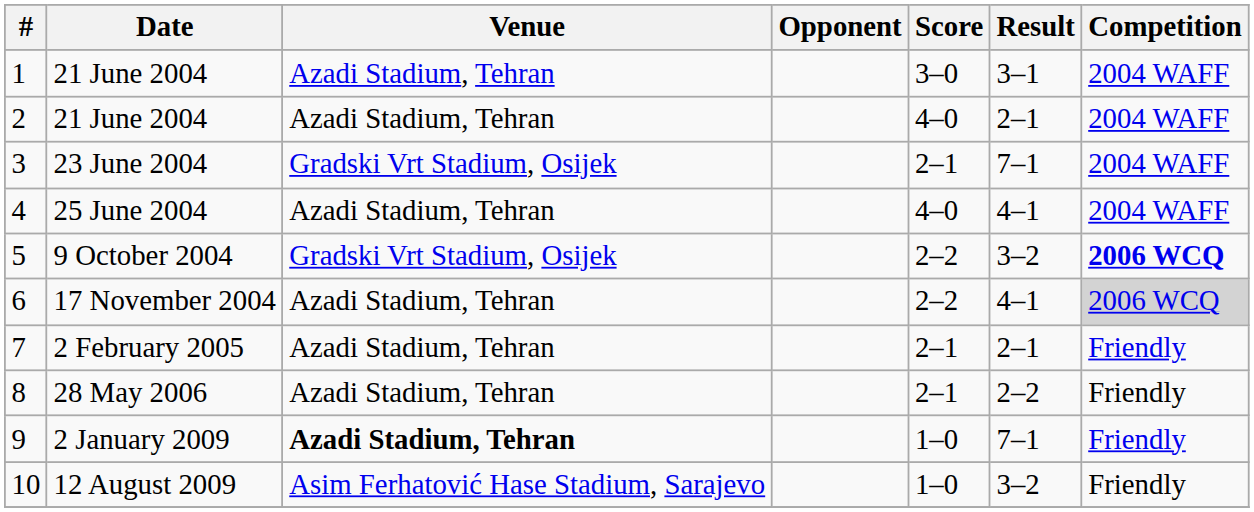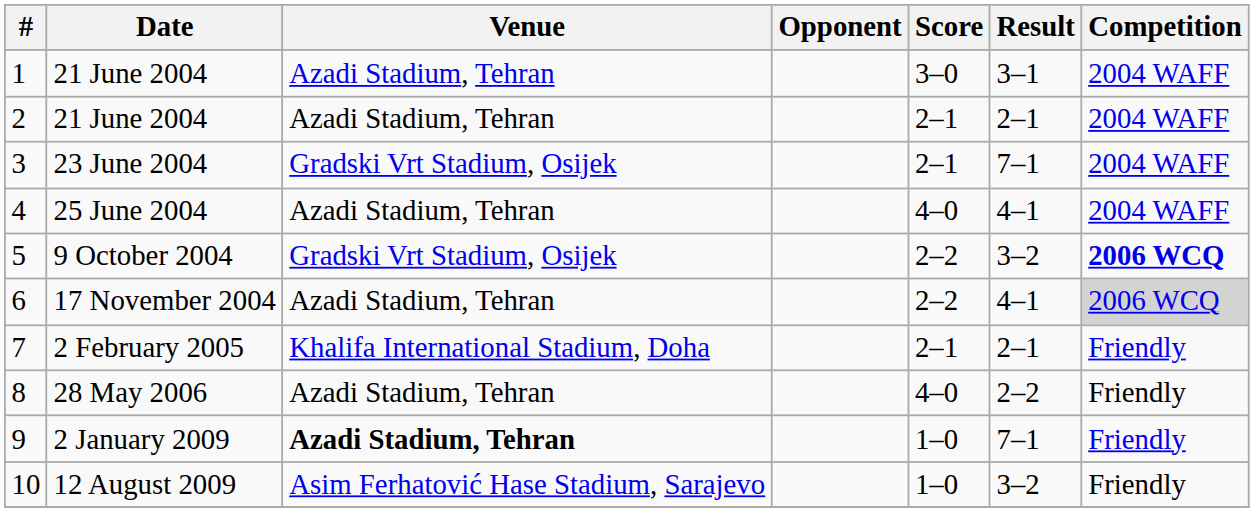(937, 118) 4–0 -> (937, 118) 2–1
(422, 347) Azadi Stadium, Tehran -> (500, 347) Khalifa International Stadium, Doha
(937, 392) 2–1 -> (937, 392) 4–0
